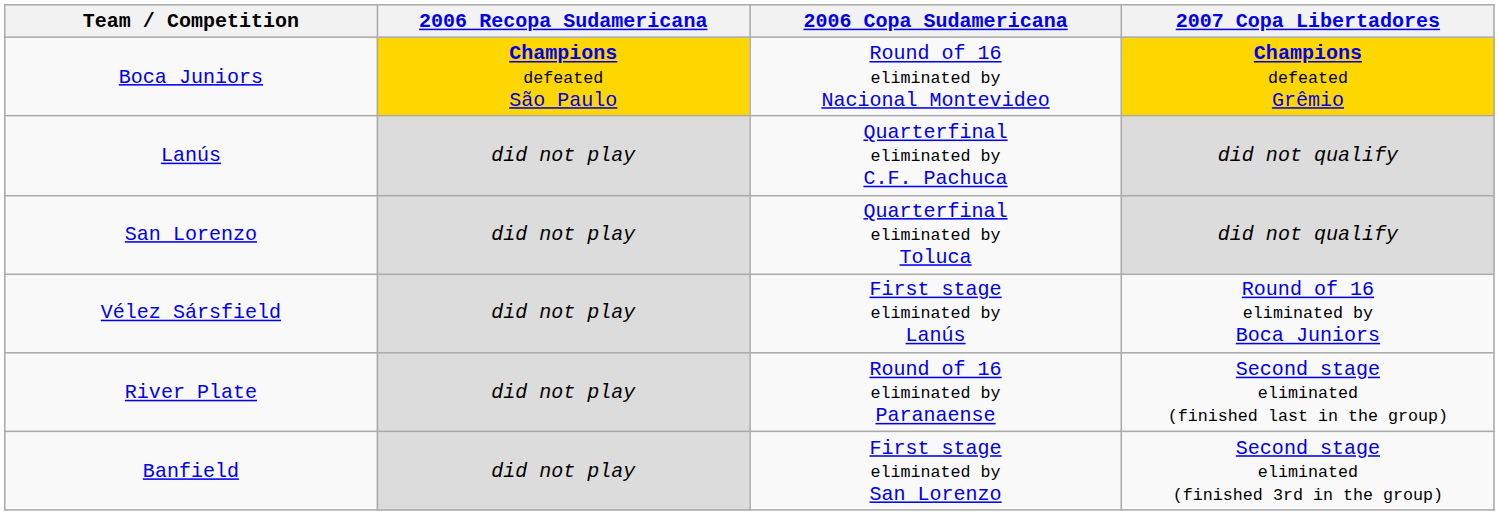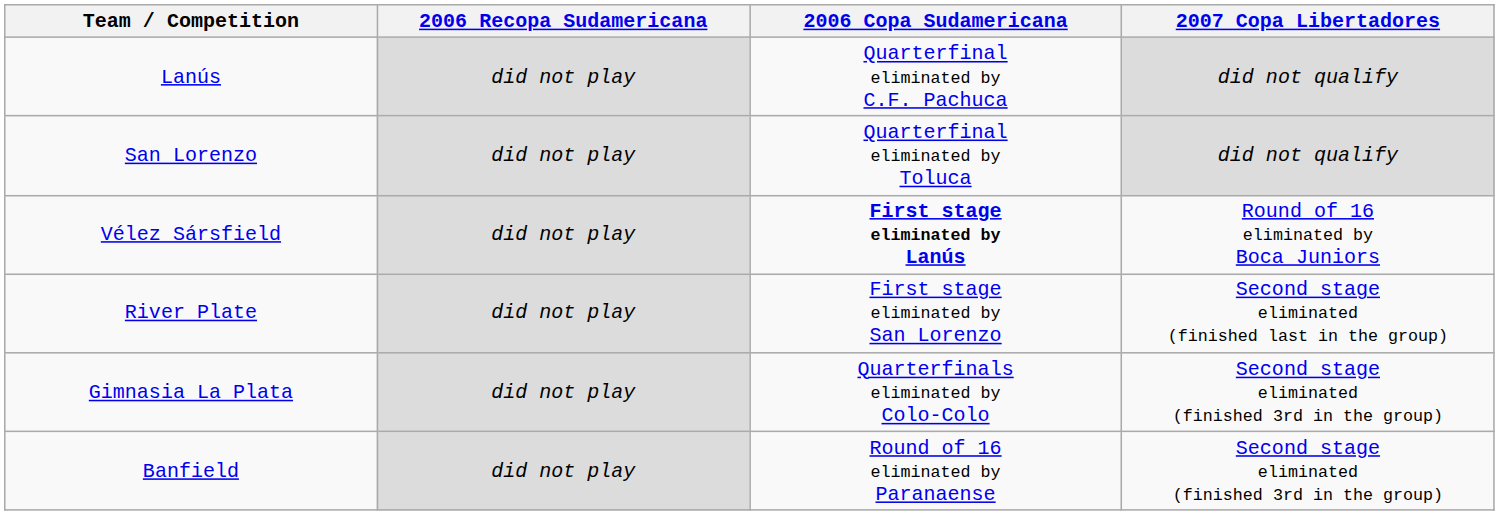- row: (191, 77)
(936, 313) normal -> (936, 234) bold
(936, 392) Round of 16 eliminated by Paranaense -> (936, 313) First stage eliminated by San Lorenzo
+ row: (191, 392)
(936, 471) First stage eliminated by San Lorenzo -> (936, 471) Round of 16 eliminated by Paranaense
